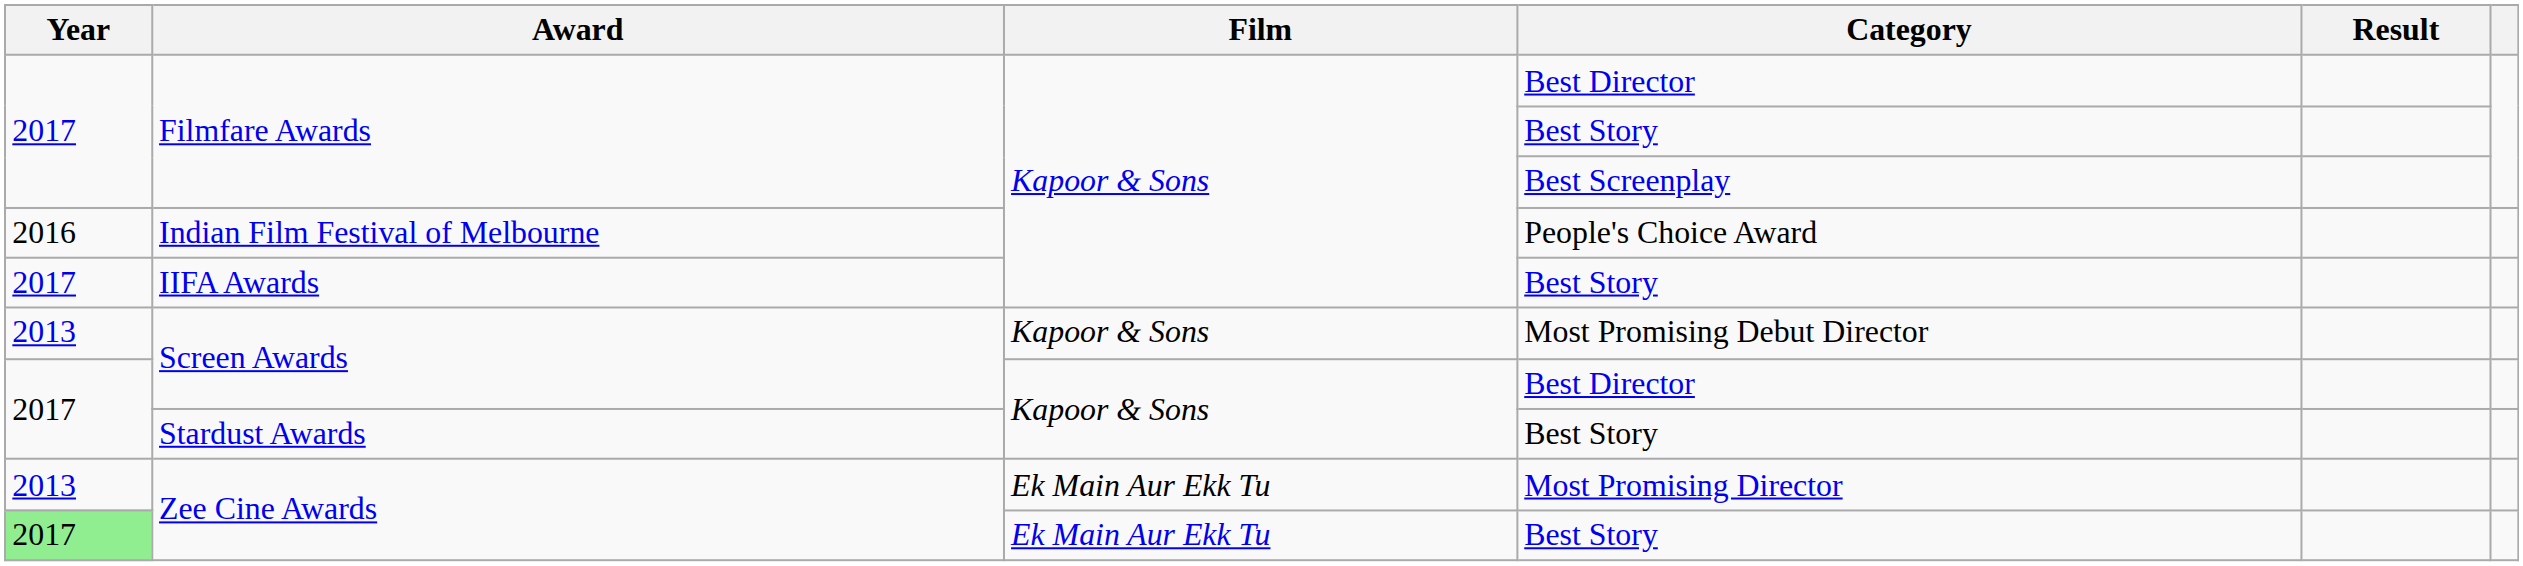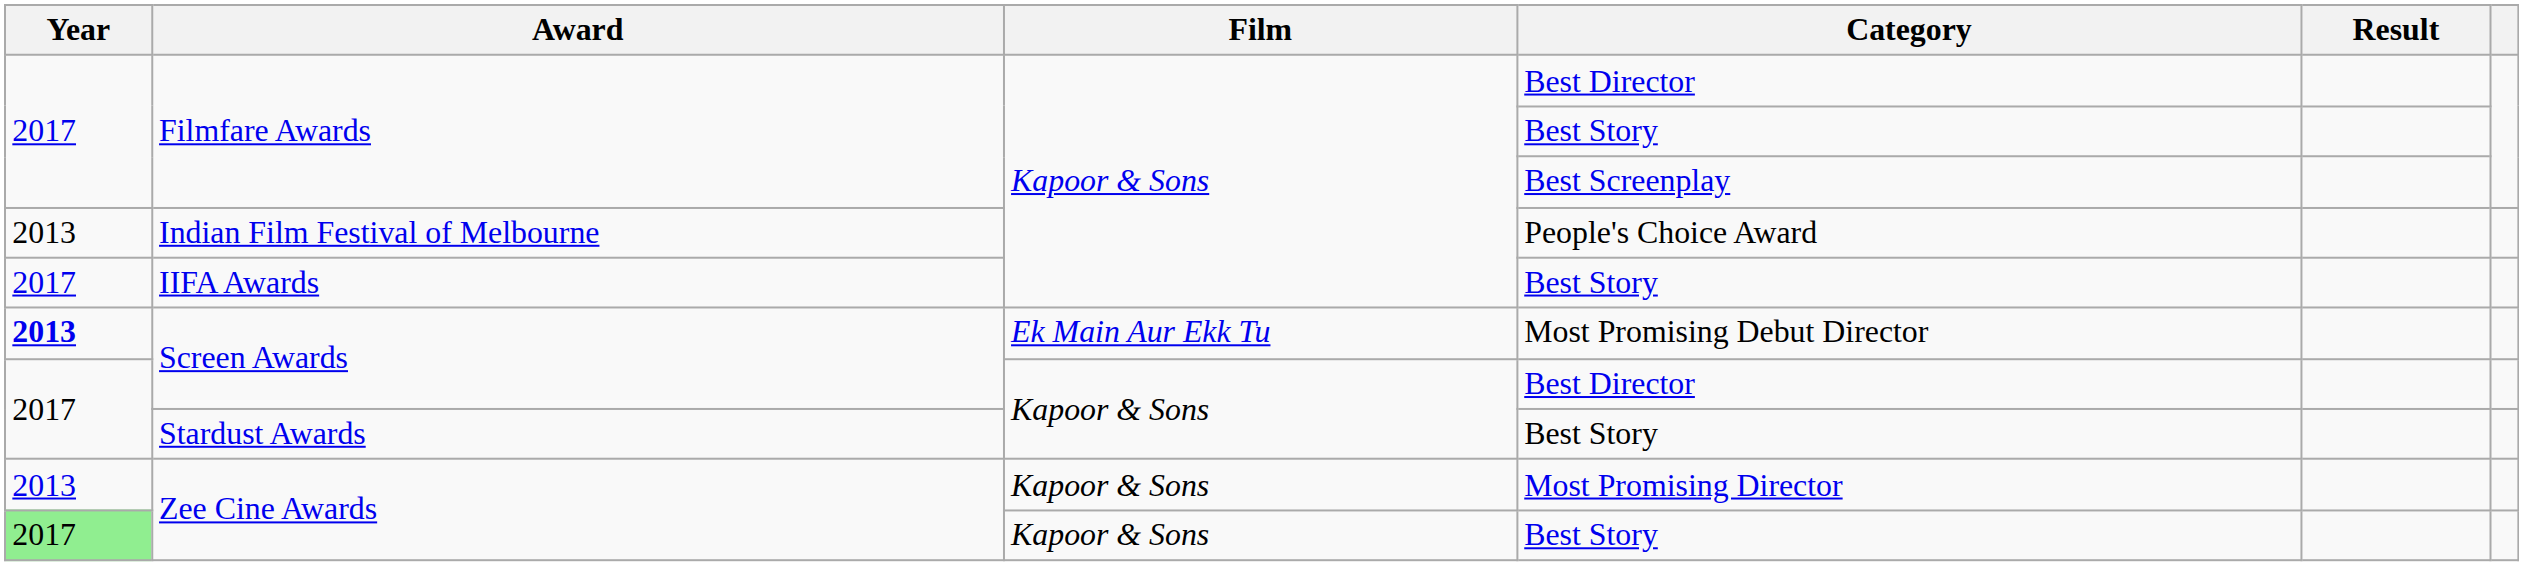(44, 231) 2016 -> (44, 231) 2013
(44, 332) normal -> (44, 332) bold
(1110, 332) Kapoor & Sons -> (1141, 332) Ek Main Aur Ekk Tu
(1141, 484) Ek Main Aur Ekk Tu -> (1110, 484) Kapoor & Sons
(1141, 534) Ek Main Aur Ekk Tu -> (1110, 534) Kapoor & Sons
